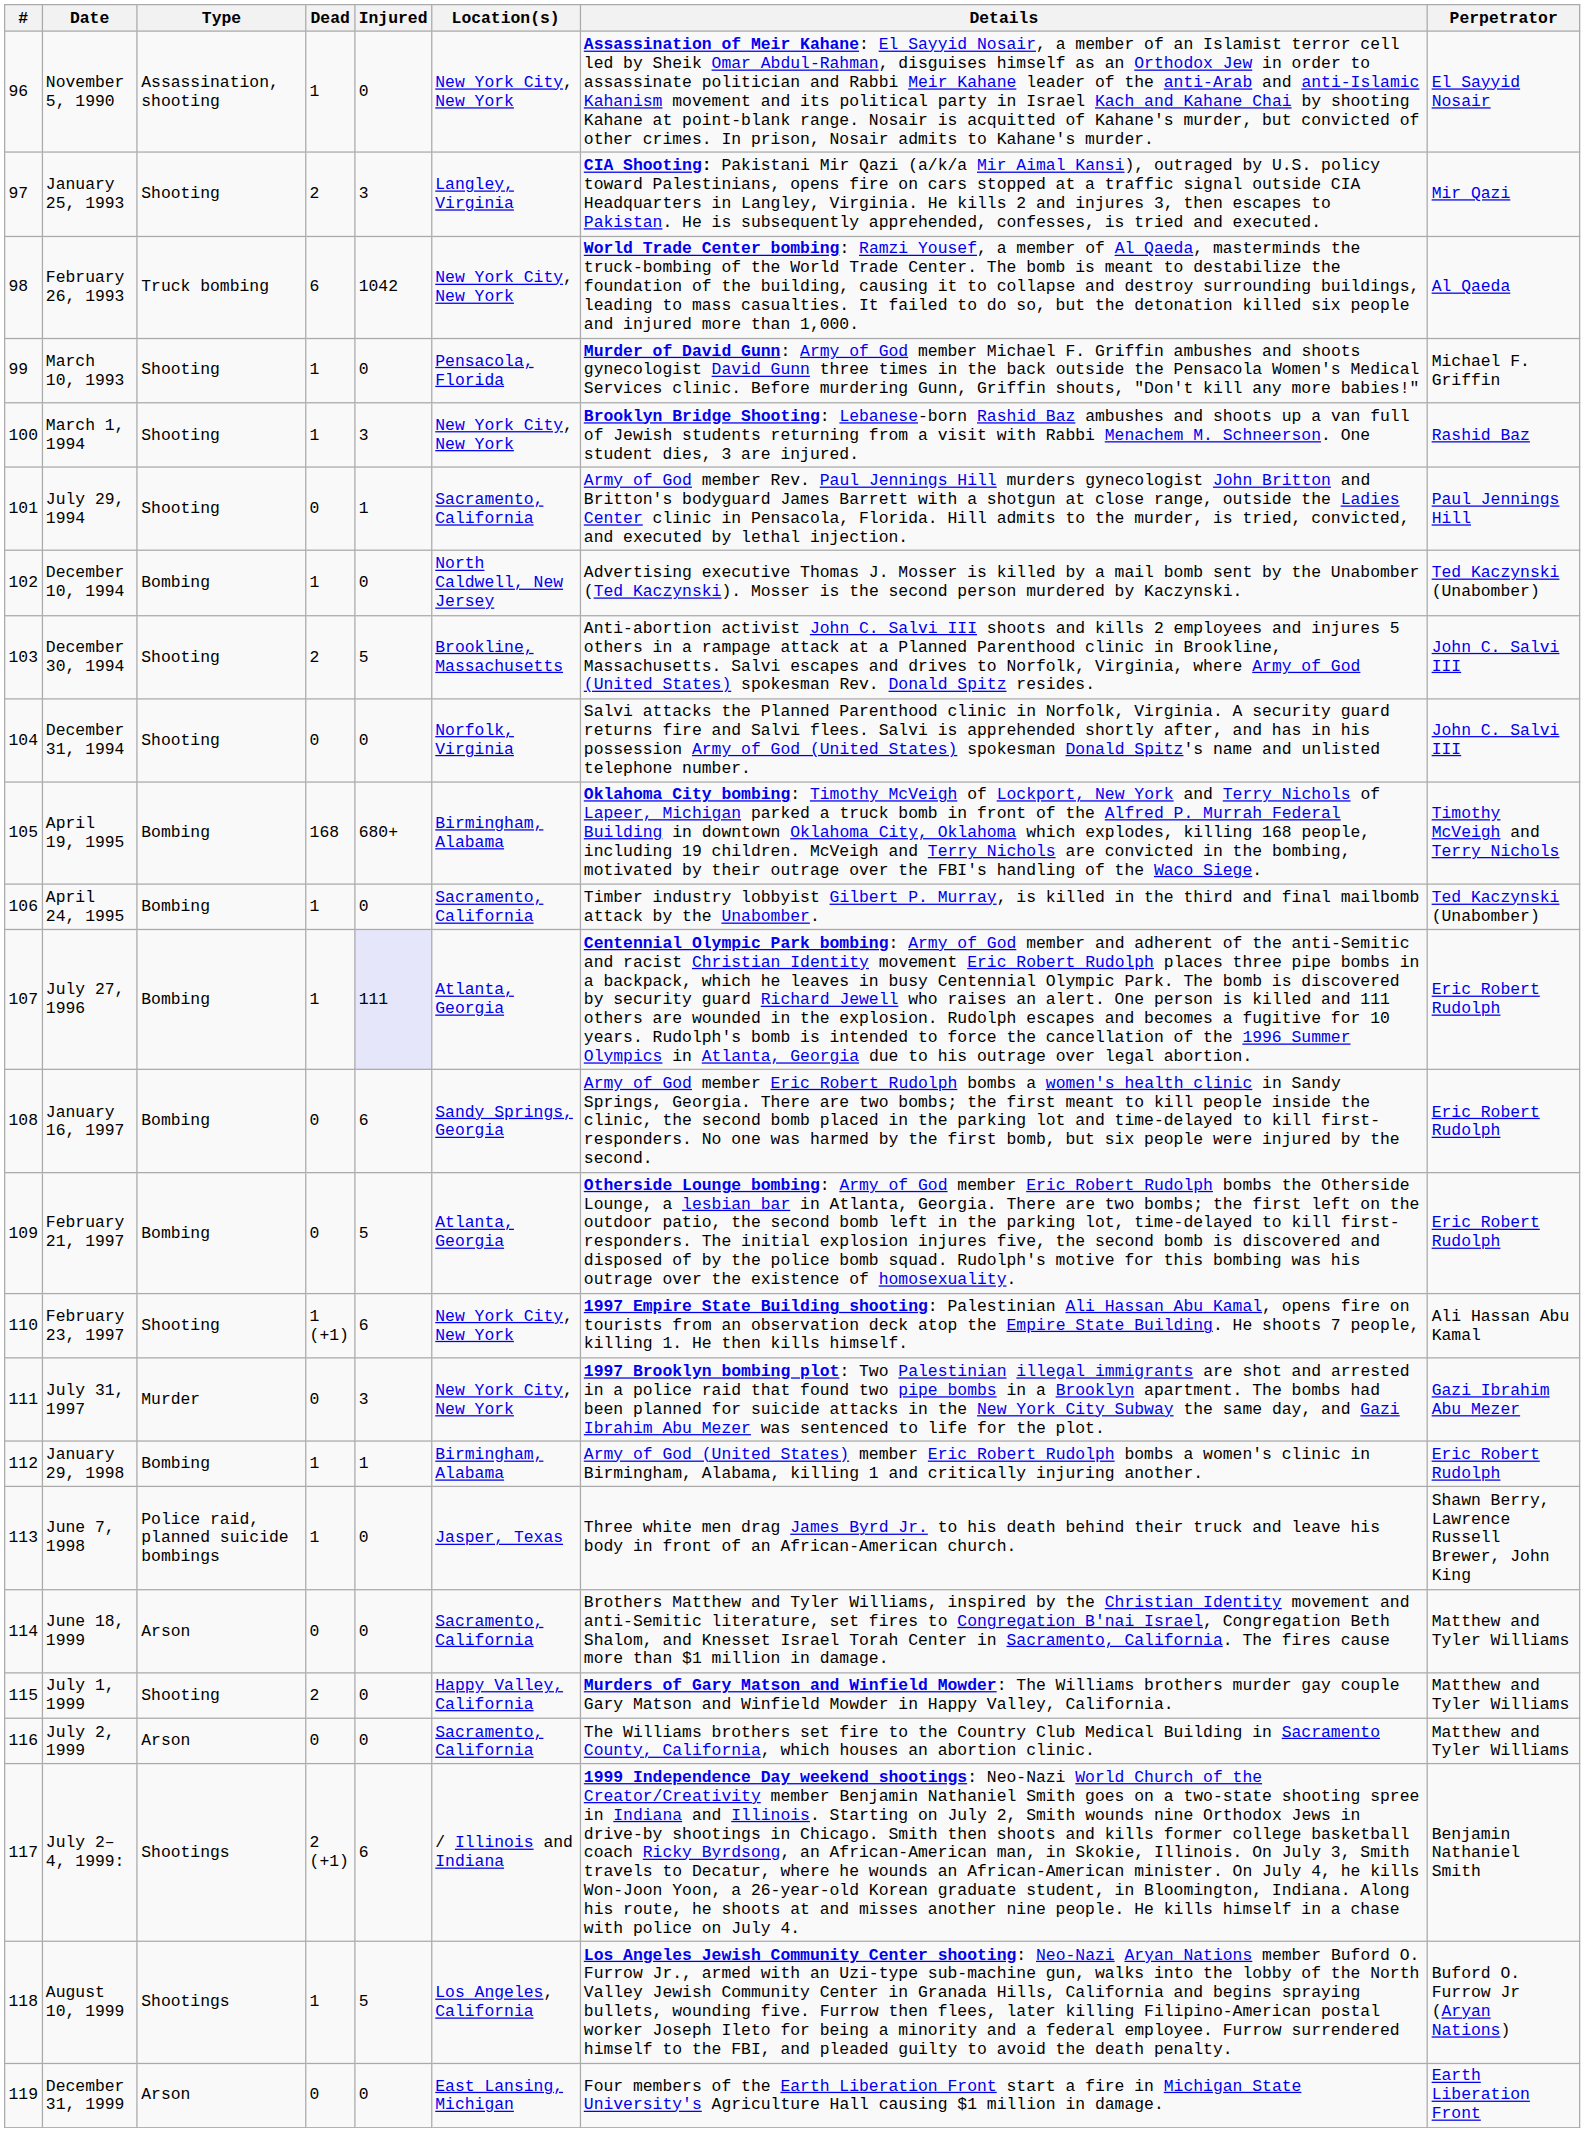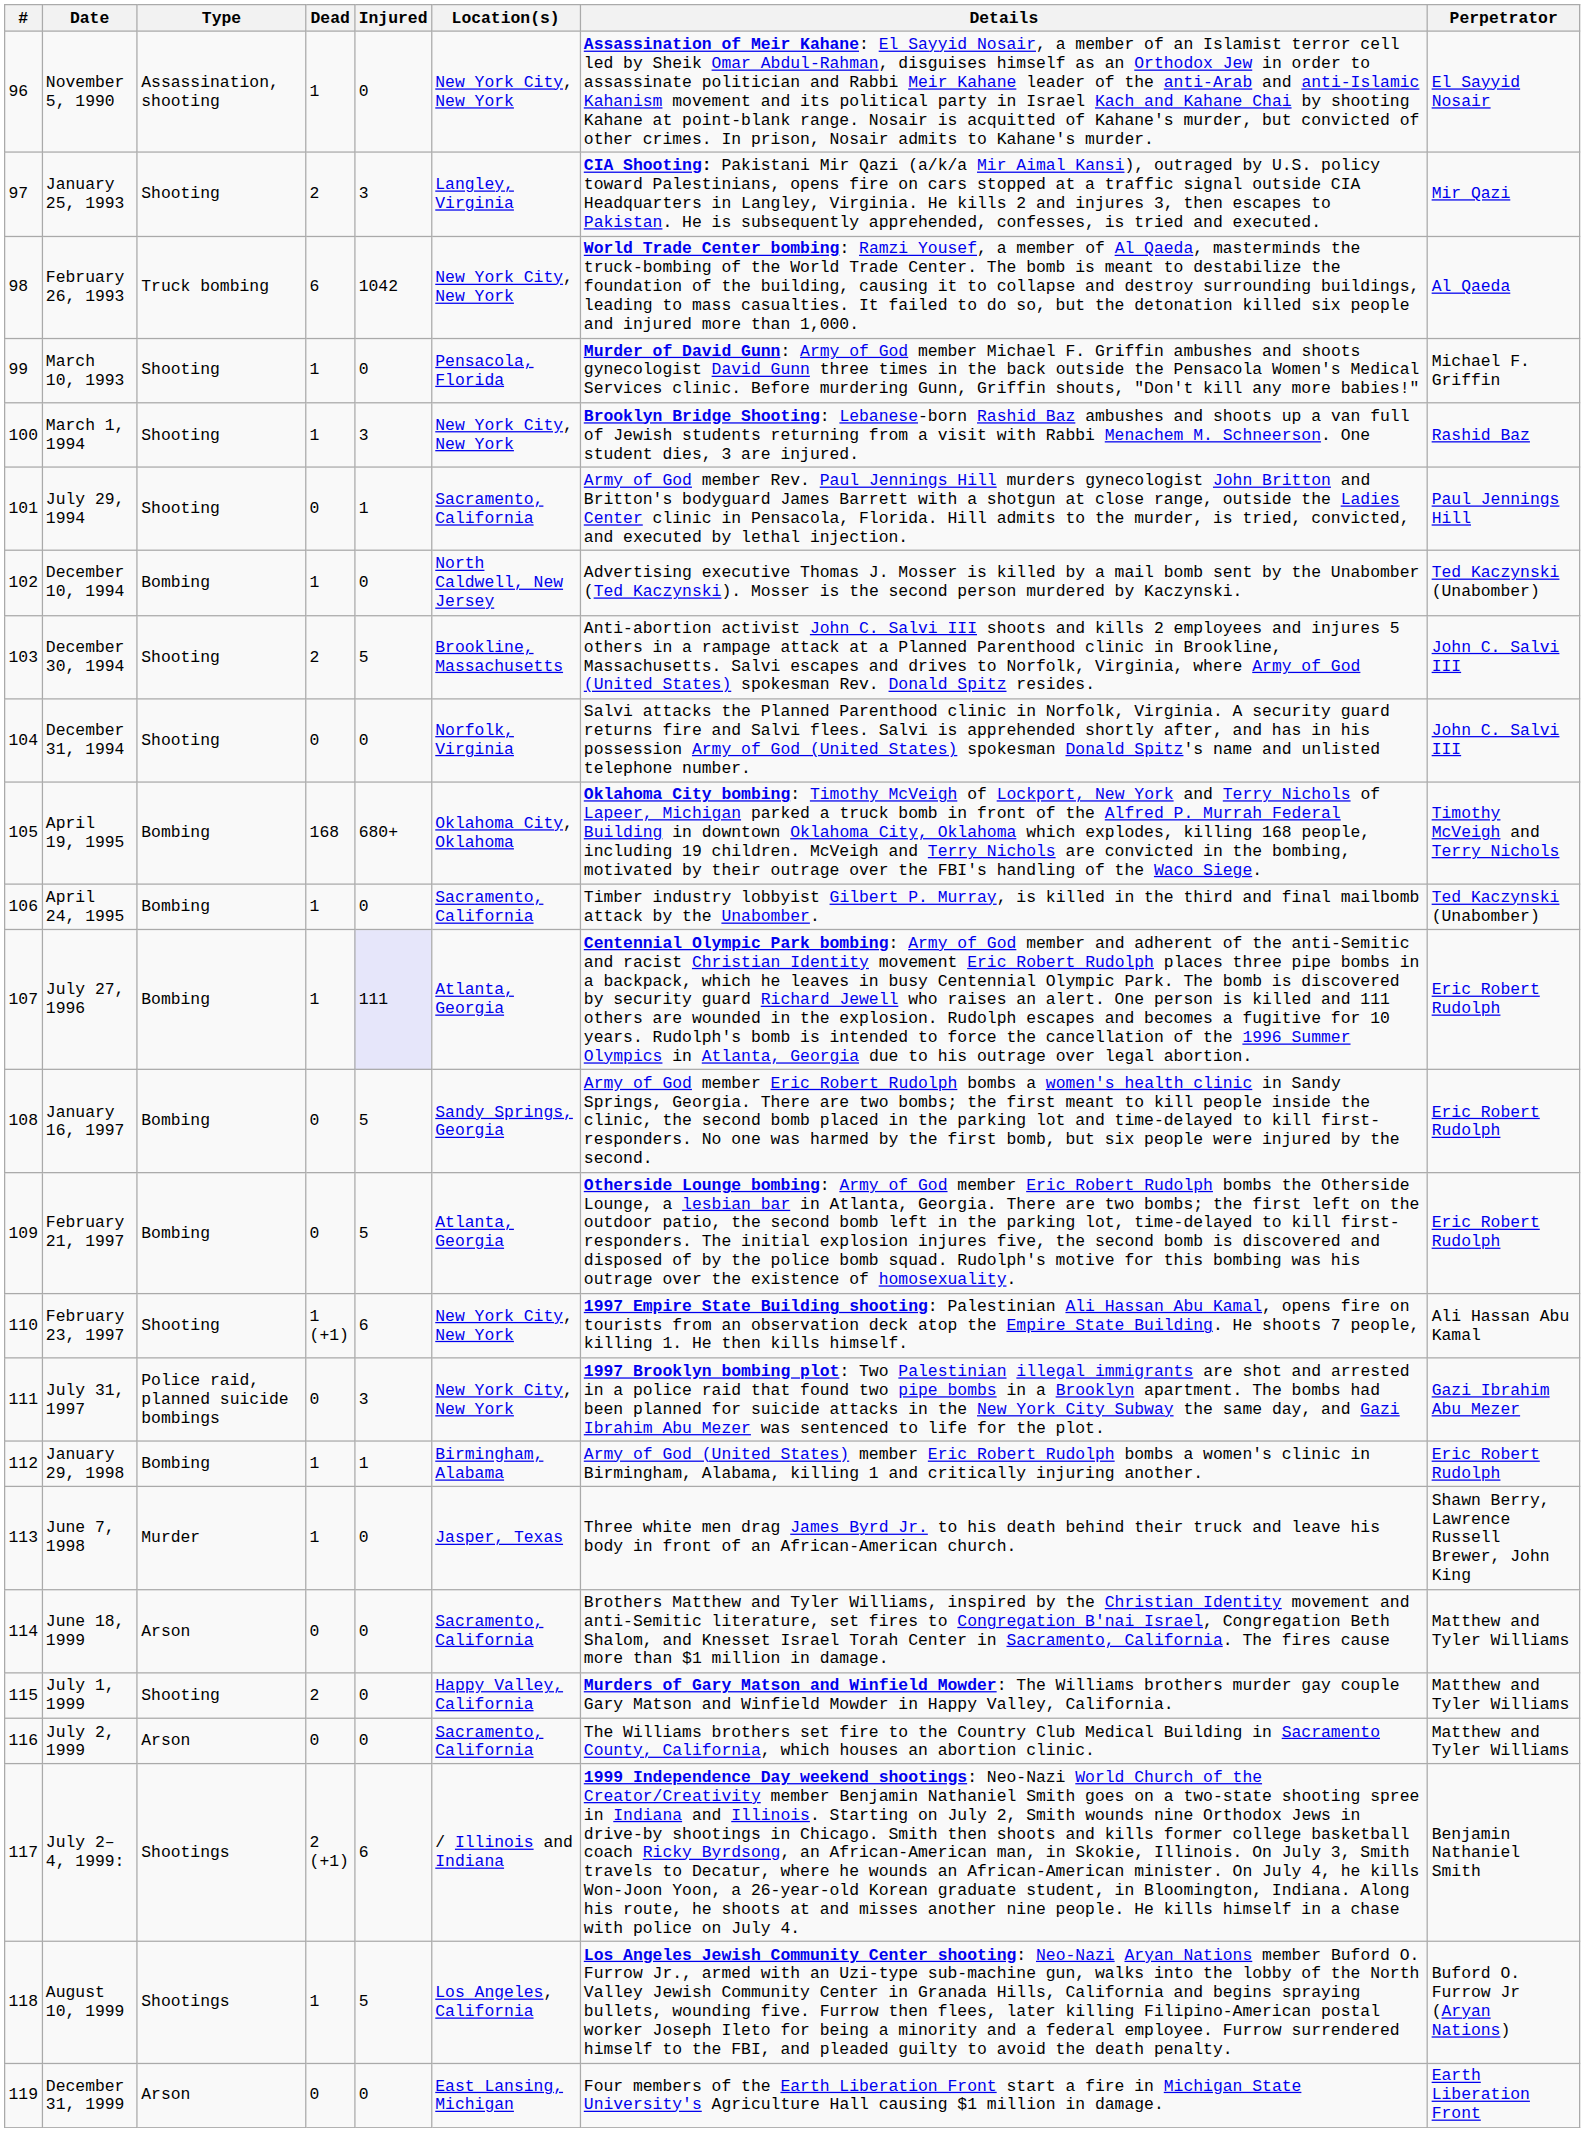(489, 833) Birmingham, Alabama -> (504, 833) Oklahoma City, Oklahoma
(364, 1121) 6 -> (364, 1121) 5
(171, 1400) Murder -> (215, 1400) Police raid, planned suicide bombings
(215, 1538) Police raid, planned suicide bombings -> (171, 1538) Murder
